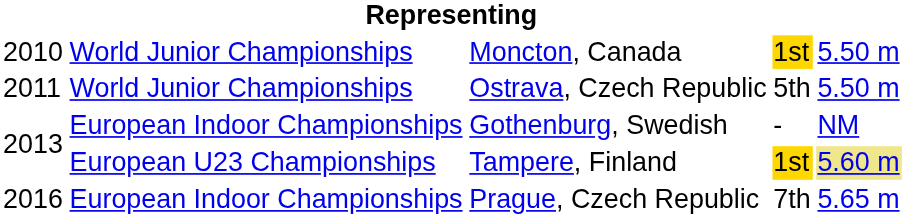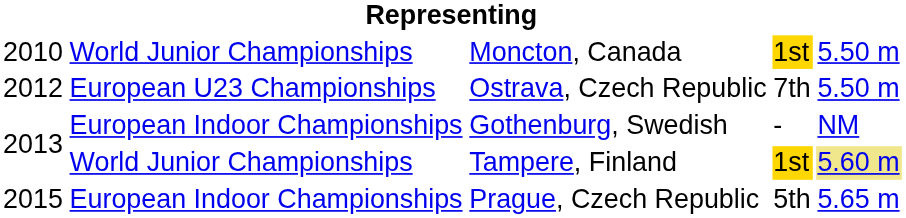(32, 88) 2011 -> (33, 88) 2012
(241, 88) World Junior Championships -> (253, 88) European U23 Championships
(792, 88) 5th -> (792, 88) 7th
(253, 162) European U23 Championships -> (241, 162) World Junior Championships
(33, 199) 2016 -> (33, 199) 2015
(792, 199) 7th -> (792, 199) 5th
